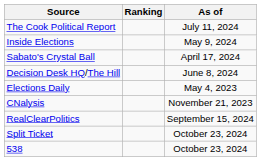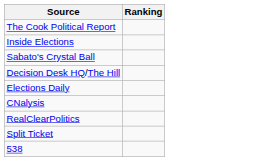- column: (210, 12)
